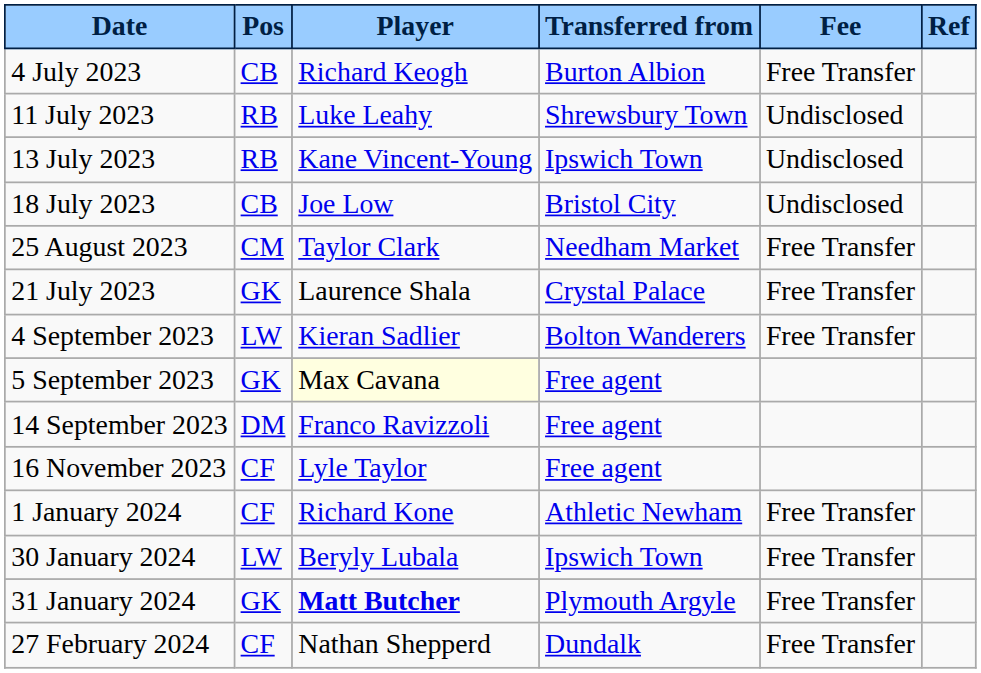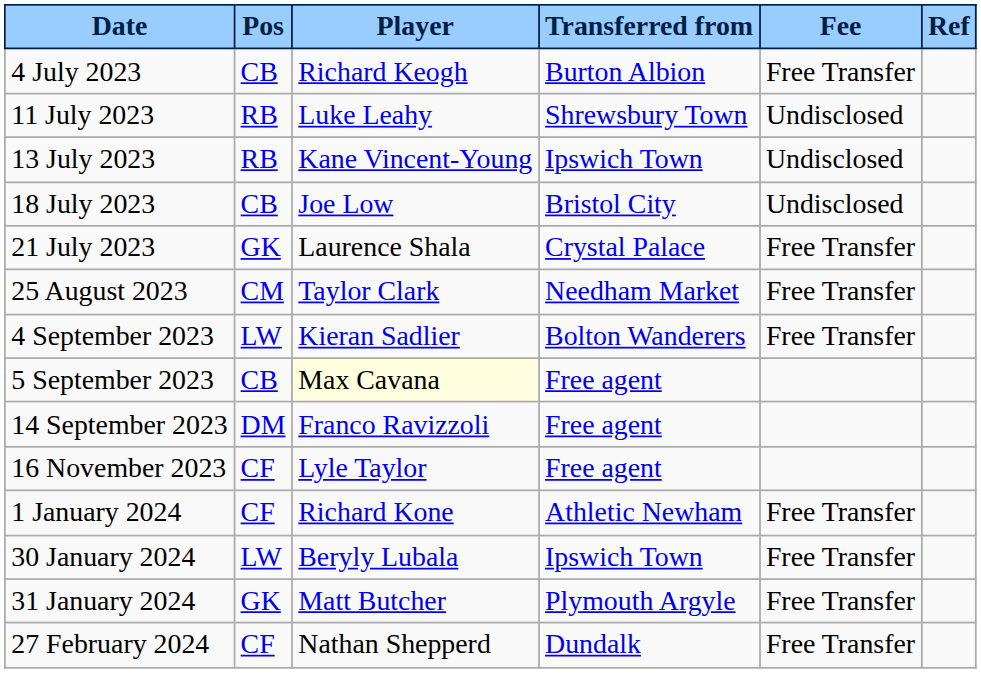rows swapped: (83, 291) <-> (99, 247)
(261, 379) GK -> (259, 379) CB
(379, 600) bold -> (372, 600) normal
